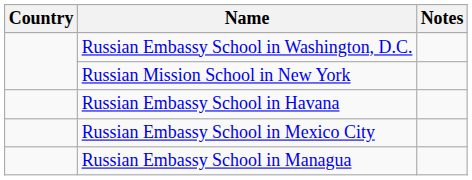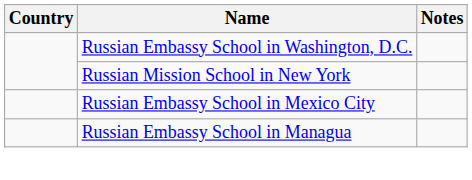- row: (211, 103)
